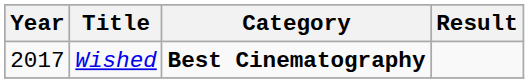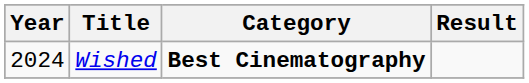(37, 60) 2017 -> (37, 60) 2024
